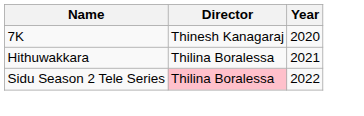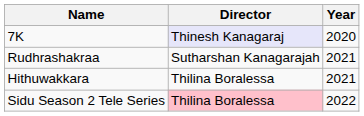(228, 36) no background -> (228, 36) lavender background
+ row: (53, 57)
